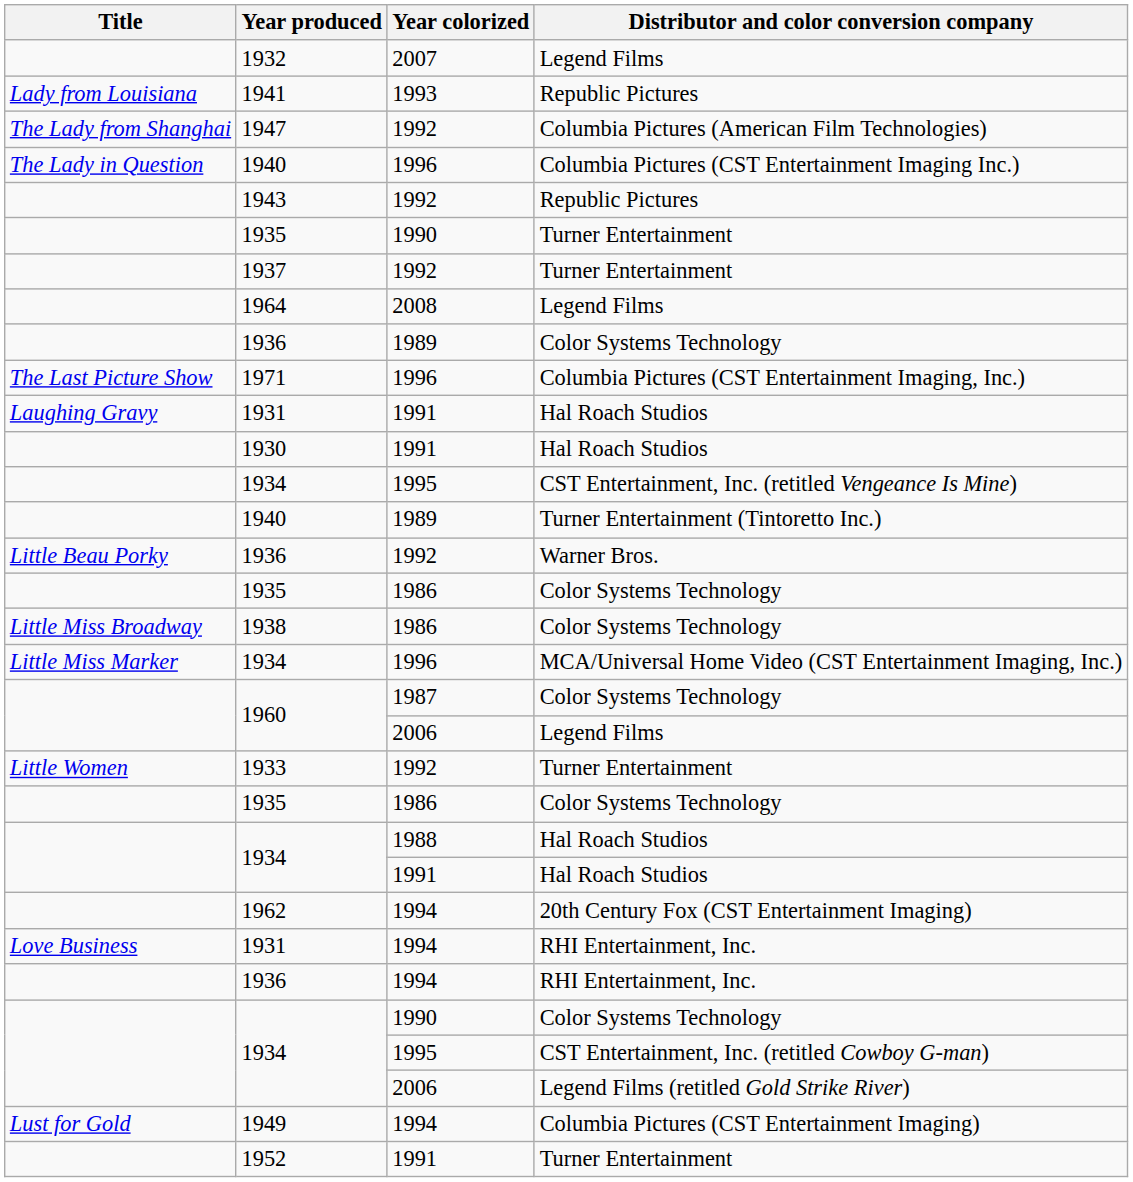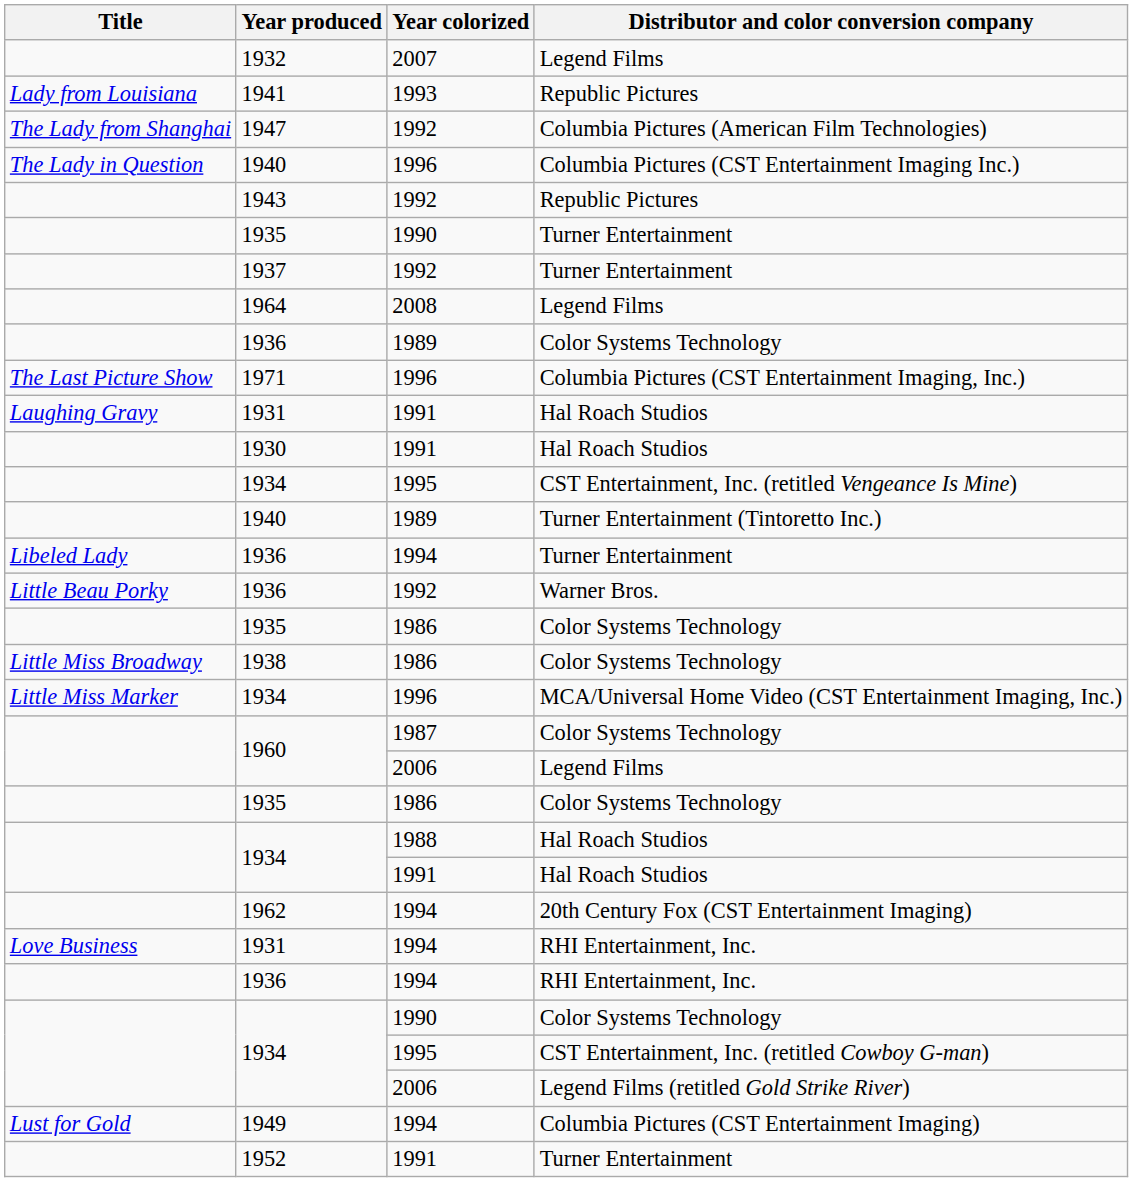+ row: (264, 555)
- row: (264, 768)
